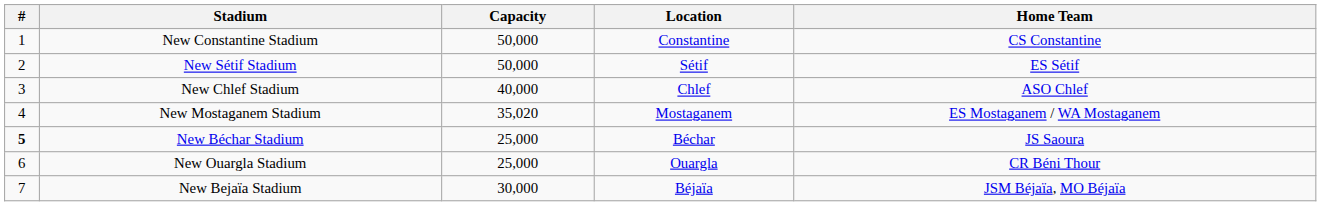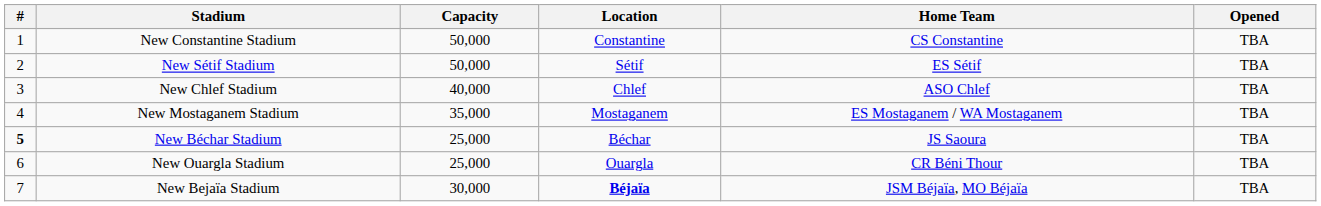+ column: (1254, 16)
(518, 114) 35,020 -> (470, 114) 35,000
(694, 187) normal -> (630, 187) bold
